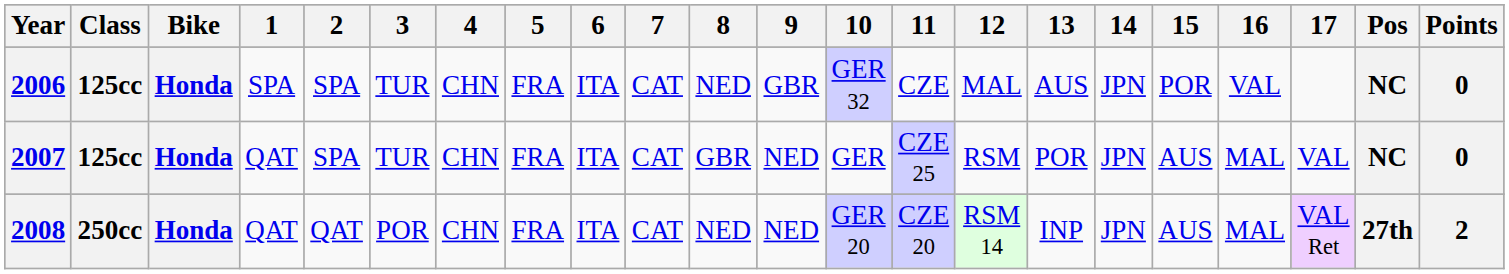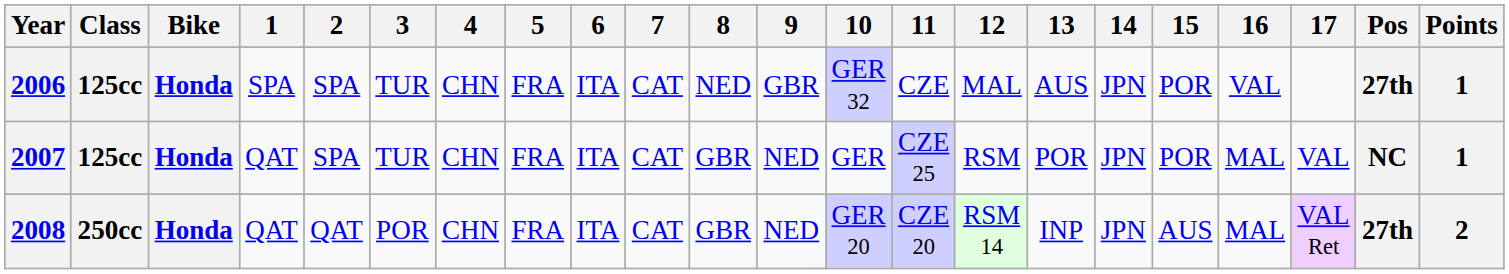(1388, 84) NC -> (1388, 84) 27th
(1462, 84) 0 -> (1462, 84) 1
(1185, 157) AUS -> (1185, 157) POR
(1462, 157) 0 -> (1462, 157) 1
(723, 230) NED -> (723, 230) GBR
